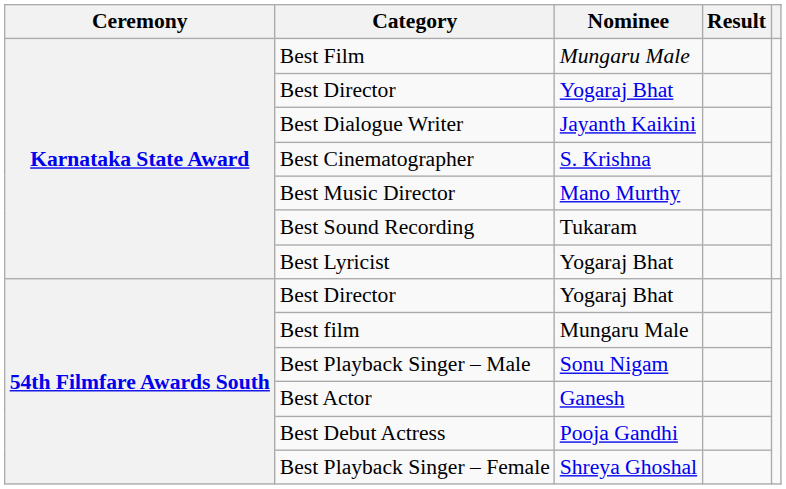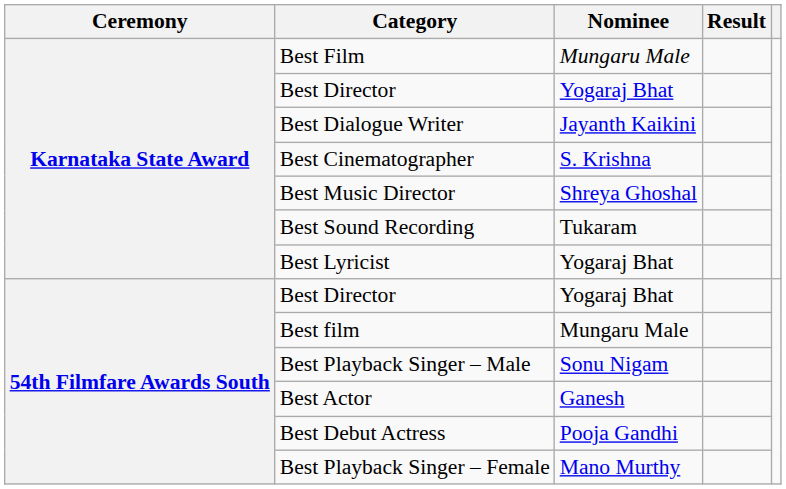(620, 192) Mano Murthy -> (628, 192) Shreya Ghoshal
(628, 466) Shreya Ghoshal -> (620, 466) Mano Murthy
